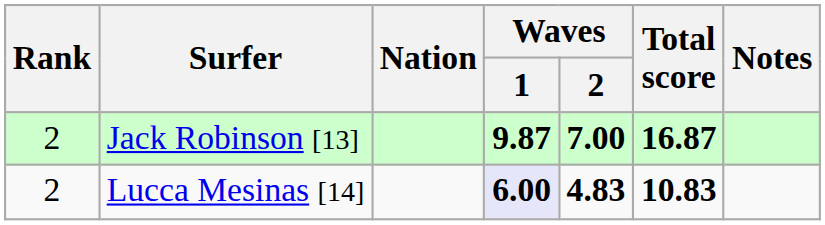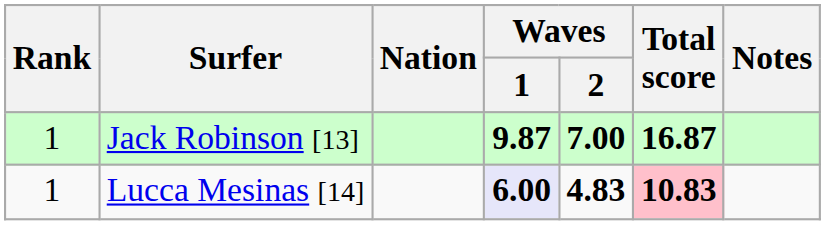(52, 137) 2 -> (52, 137) 1
(52, 191) 2 -> (52, 191) 1
(679, 191) no background -> (679, 191) pink background
